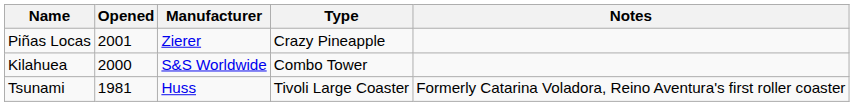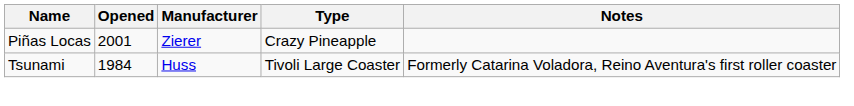- row: (38, 64)
(115, 88) 1981 -> (115, 64) 1984
